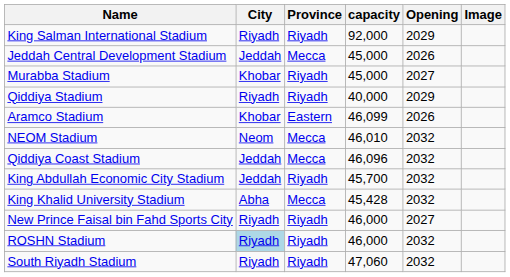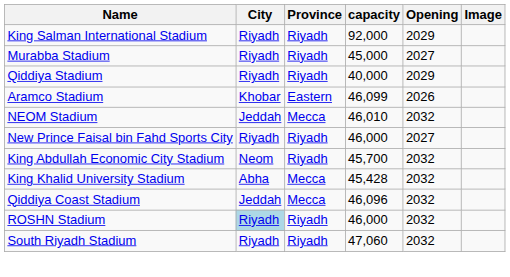- row: (117, 55)
(260, 76) Khobar -> (259, 55) Riyadh
(256, 138) Neom -> (260, 117) Jeddah
rows swapped: (120, 220) <-> (74, 158)
(260, 179) Jeddah -> (256, 158) Neom
